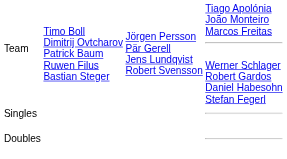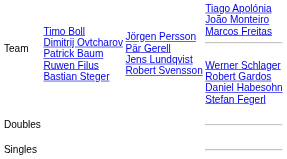rows swapped: (20, 113) <-> (22, 138)
